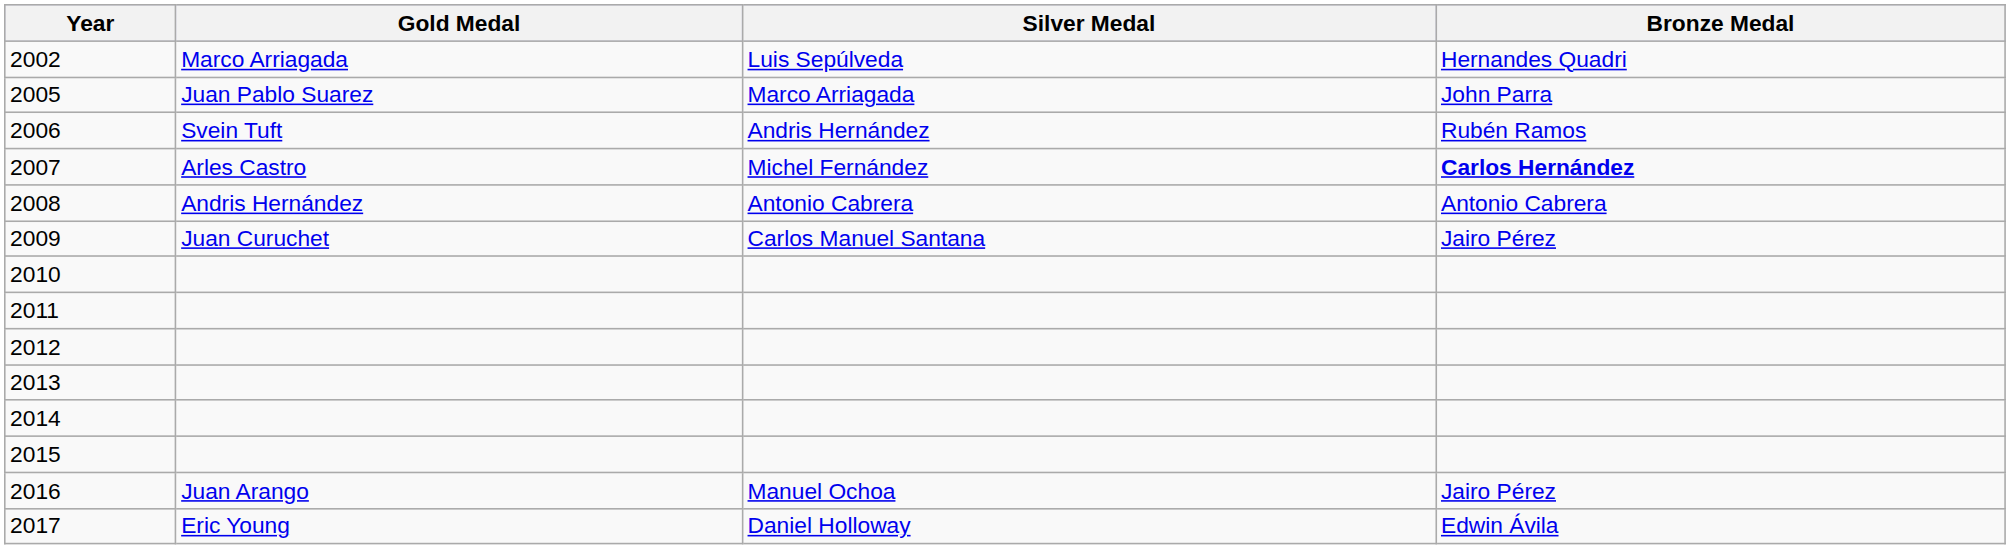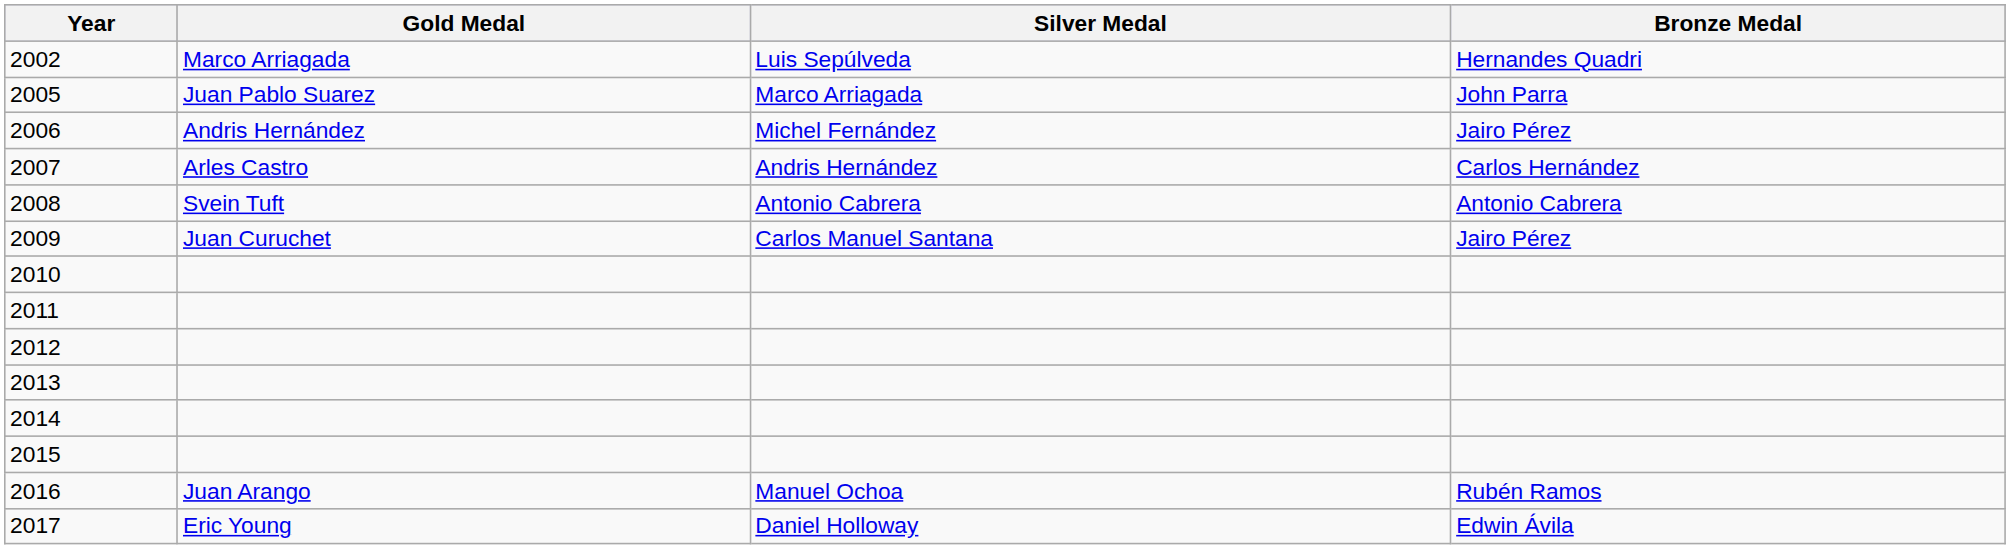(232, 131) Svein Tuft -> (274, 131) Andris Hernández
(839, 131) Andris Hernández -> (846, 131) Michel Fernández
(1514, 131) Rubén Ramos -> (1514, 131) Jairo Pérez
(838, 167) Michel Fernández -> (846, 167) Andris Hernández
(1538, 167) bold -> (1548, 167) normal
(272, 203) Andris Hernández -> (234, 203) Svein Tuft
(1498, 490) Jairo Pérez -> (1529, 490) Rubén Ramos
